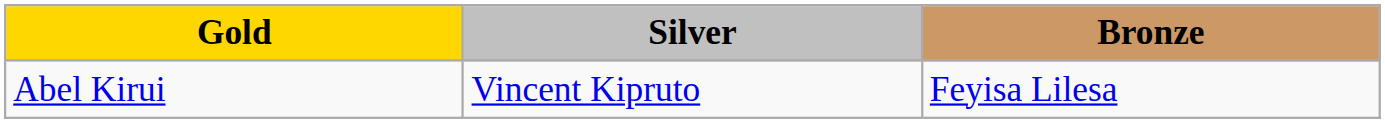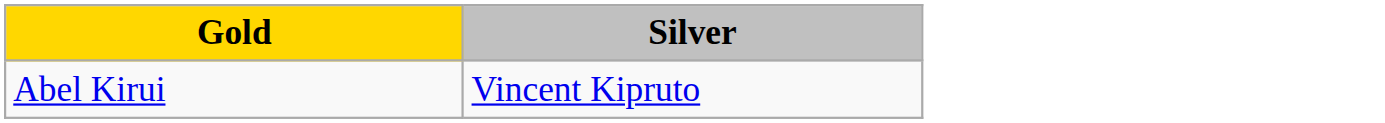- column: (1151, 32)
